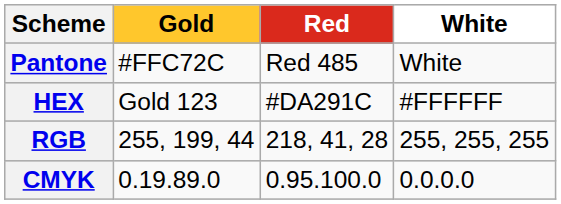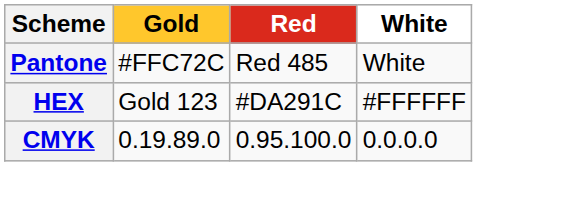- row: (59, 140)
